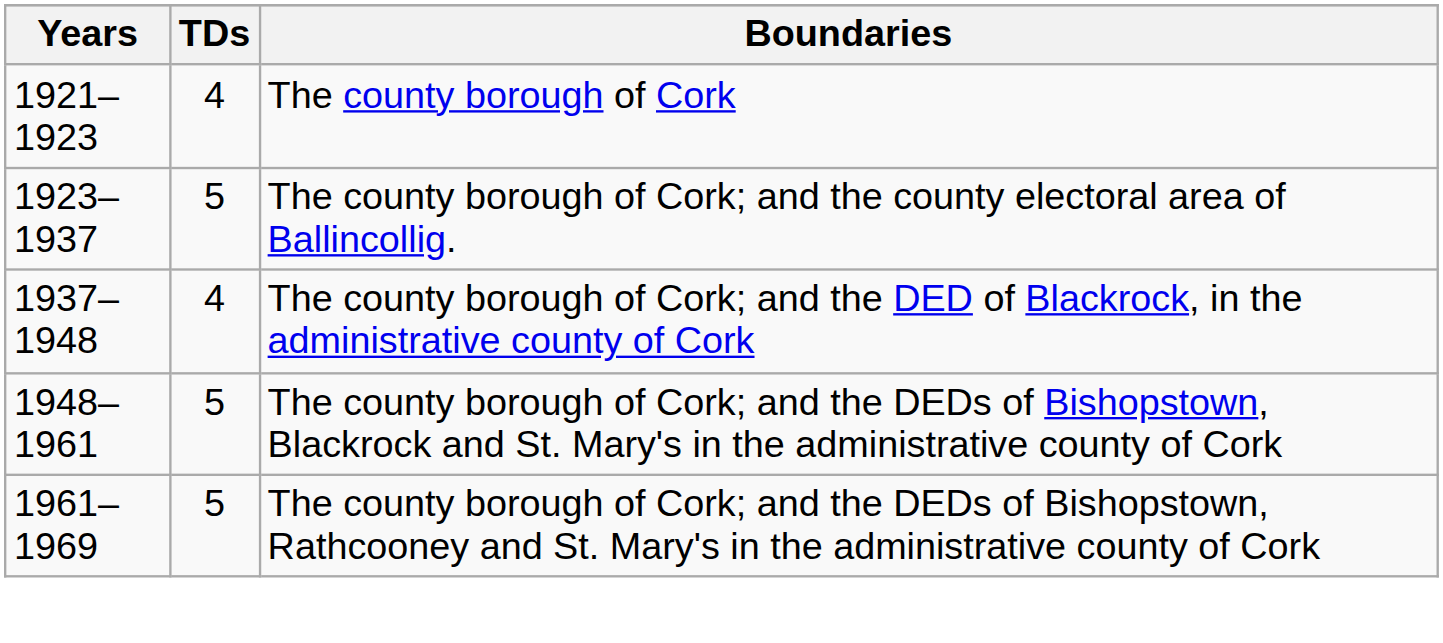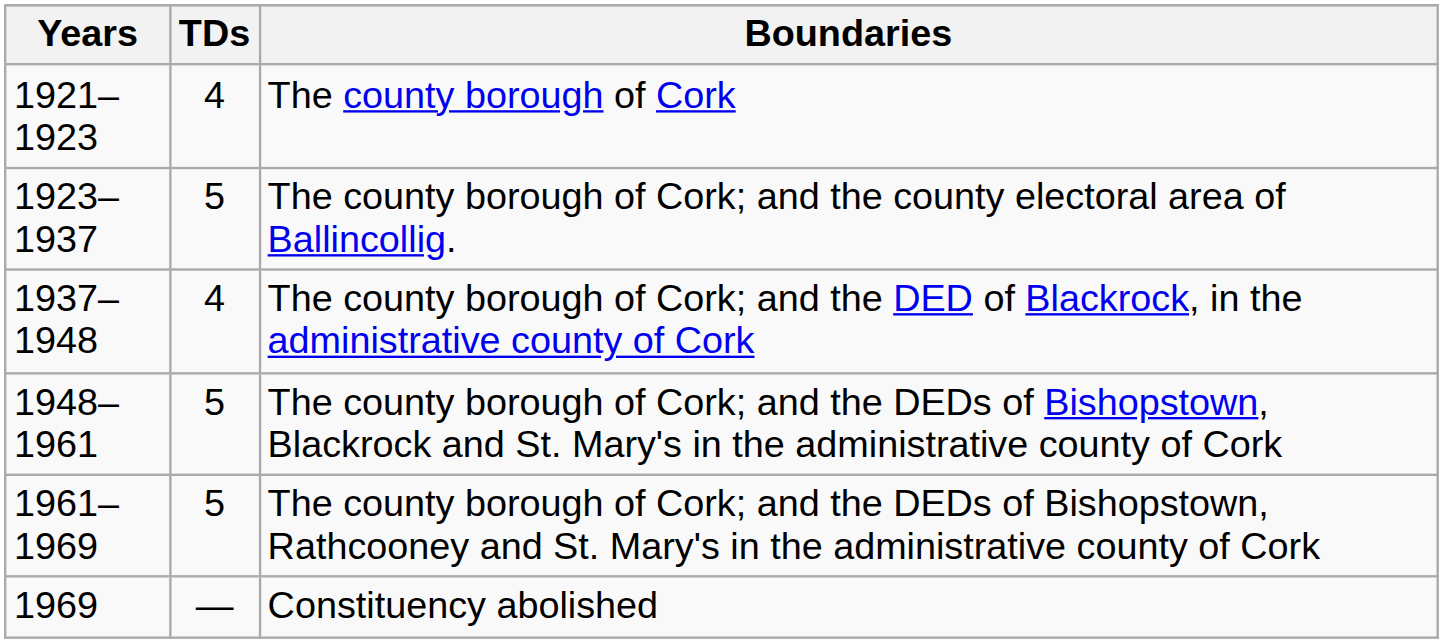+ row: (463, 606)
